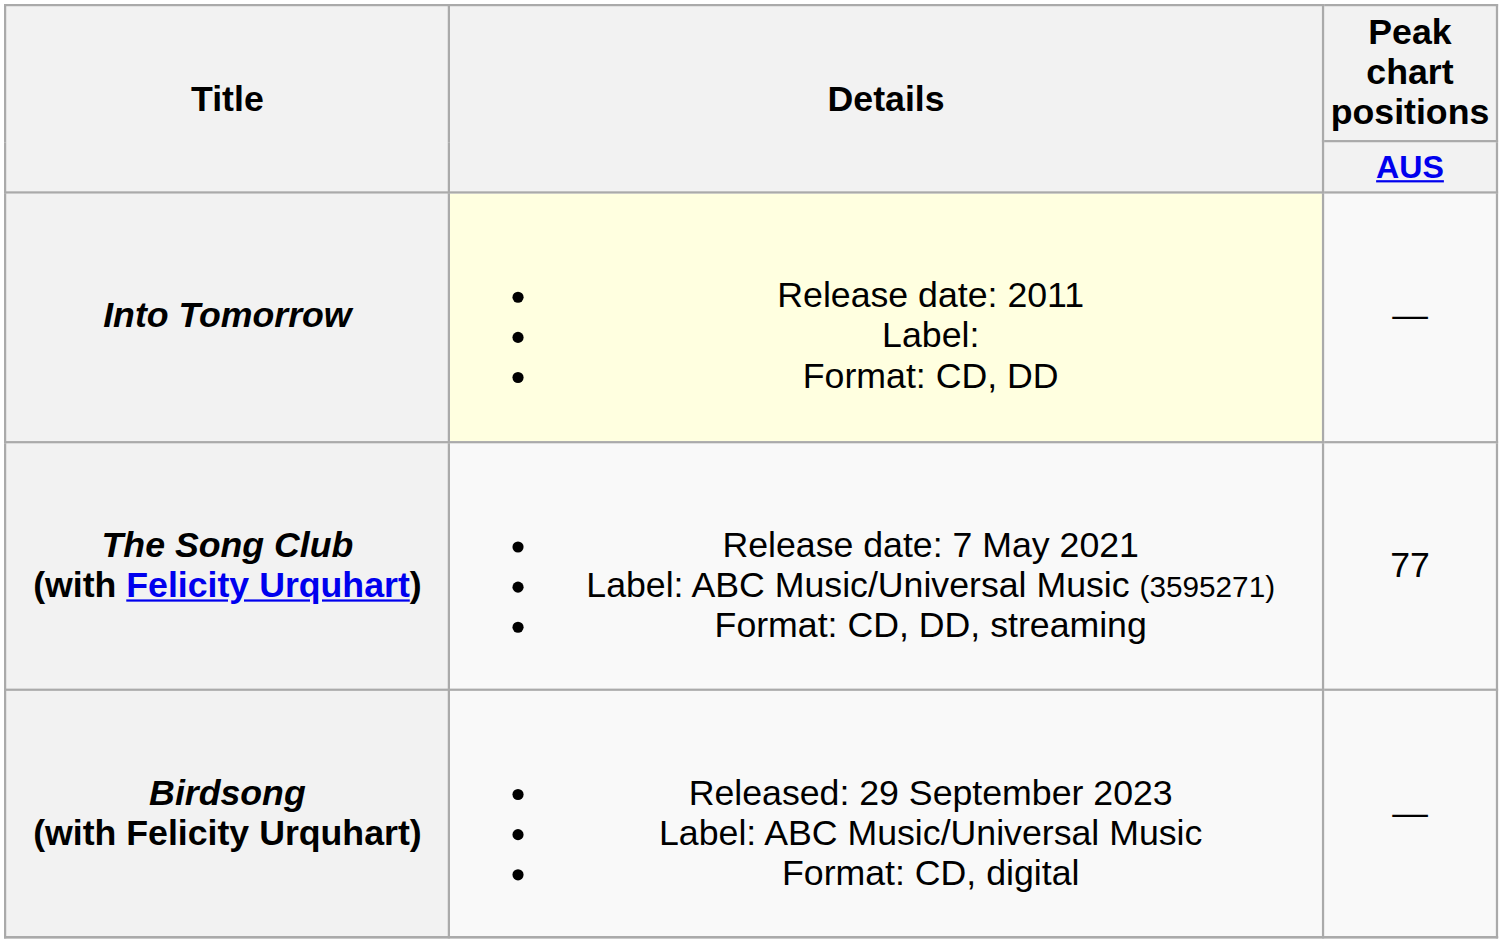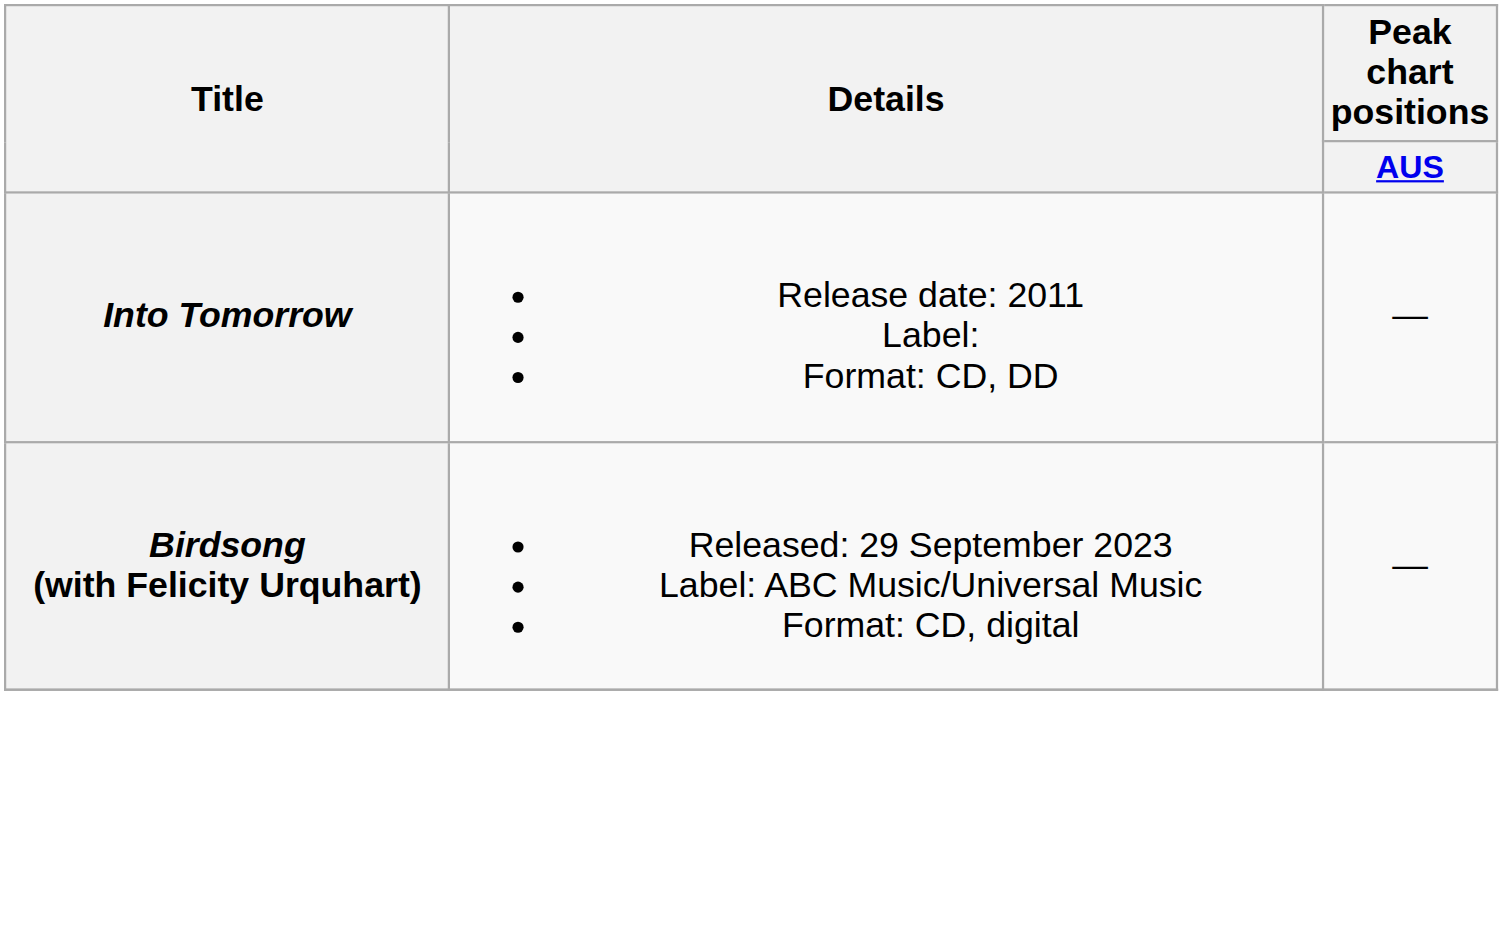(886, 337) lightyellow background -> (886, 337) no background
- row: (227, 564)
